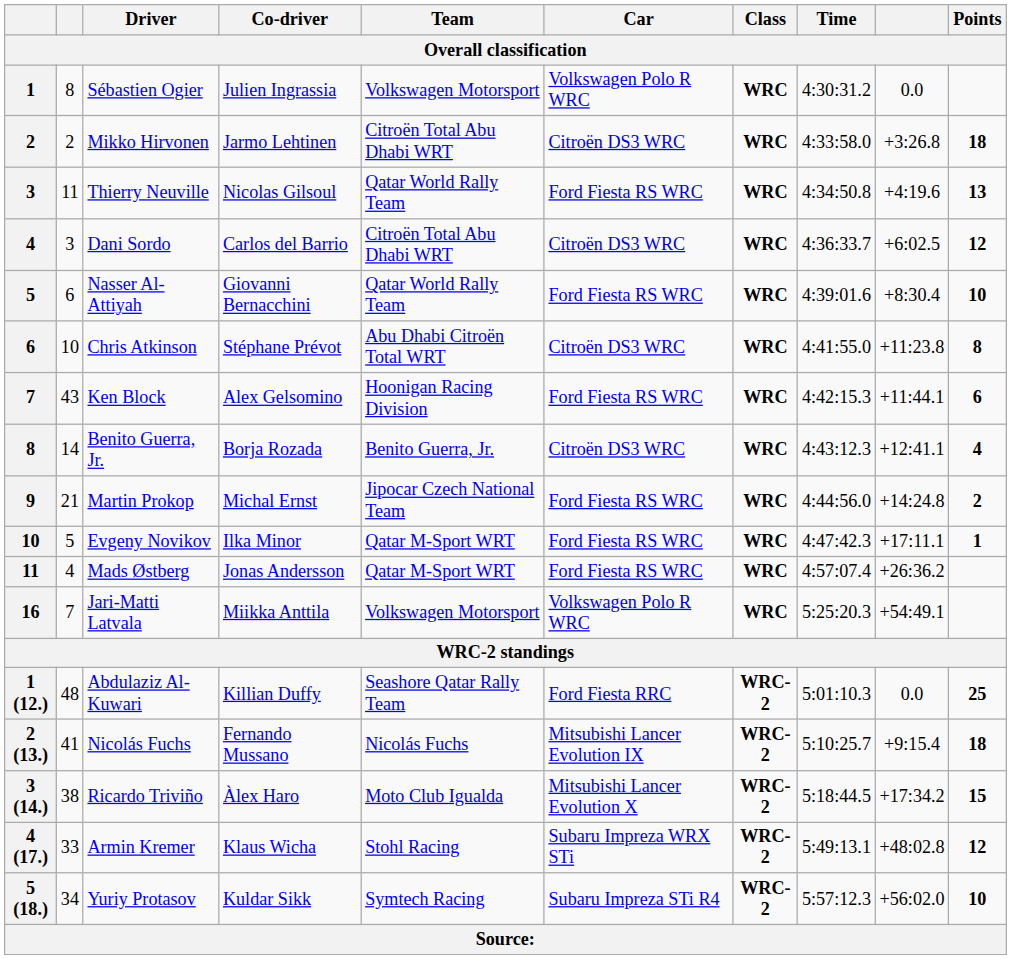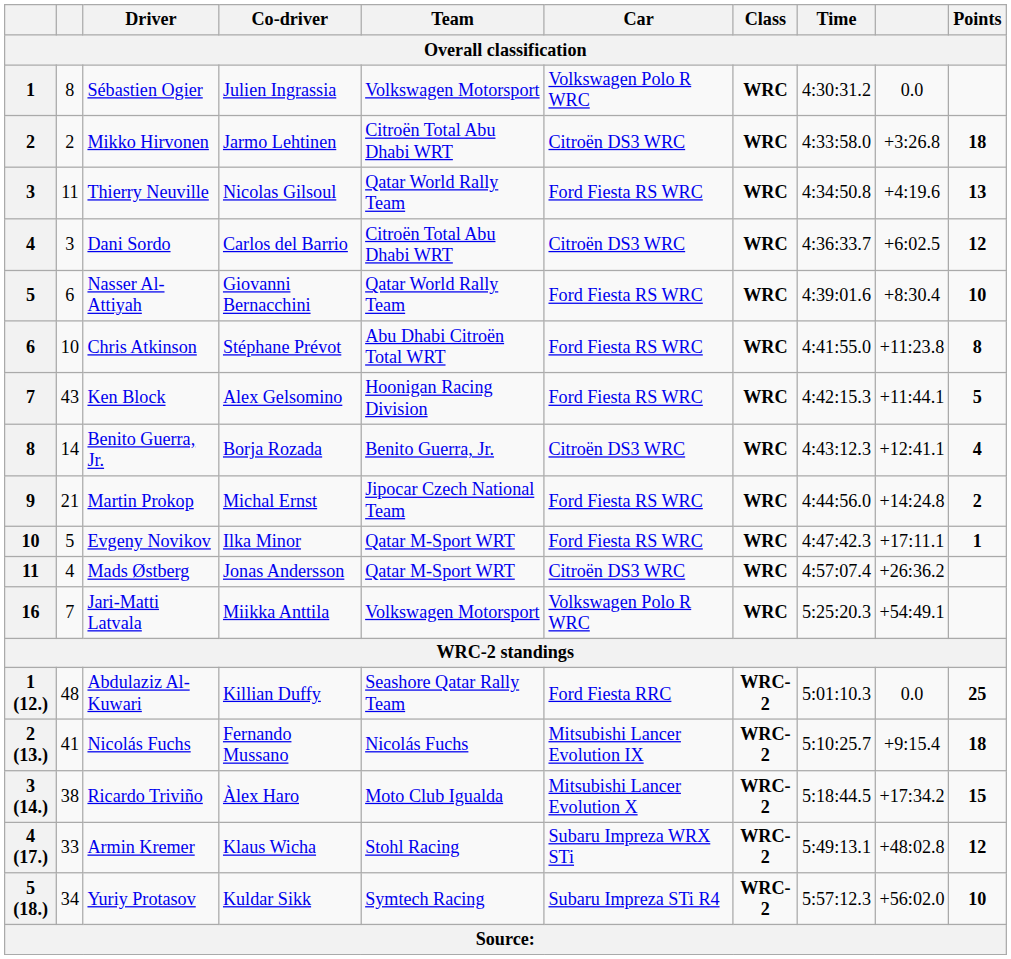(617, 347) Citroën DS3 WRC -> (626, 347) Ford Fiesta RS WRC
(977, 398) 6 -> (977, 398) 5
(626, 571) Ford Fiesta RS WRC -> (617, 571) Citroën DS3 WRC
